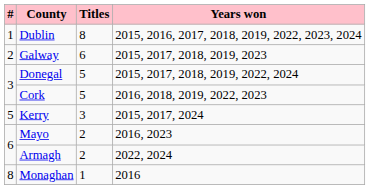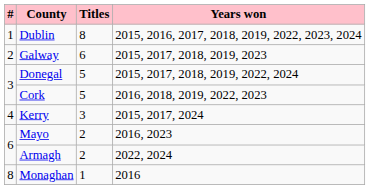(10, 114) 5 -> (10, 114) 4
